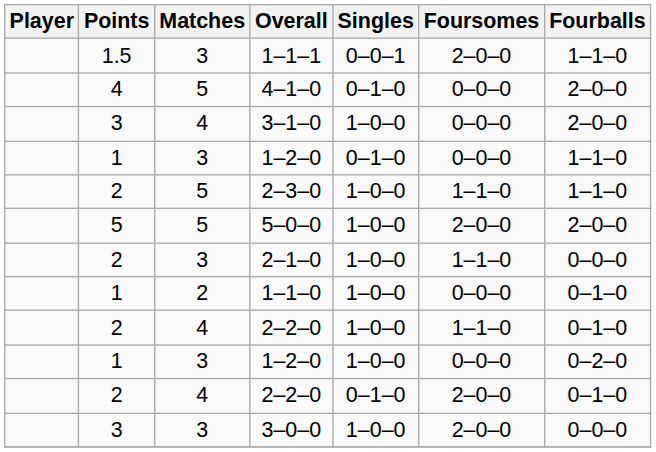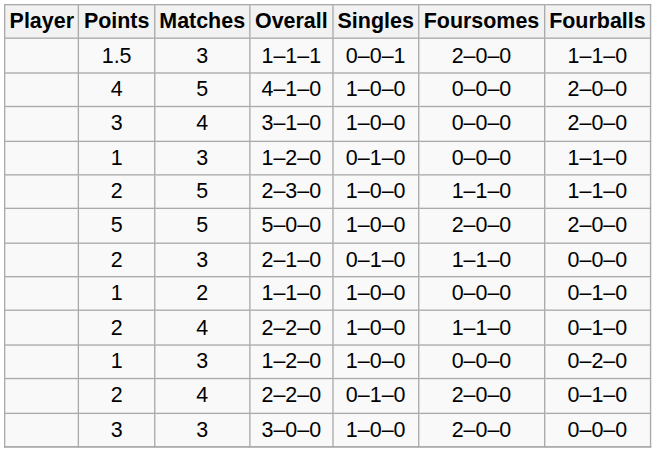(376, 89) 0–1–0 -> (376, 89) 1–0–0
(376, 259) 1–0–0 -> (376, 259) 0–1–0
